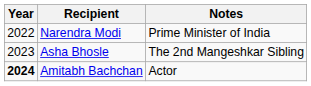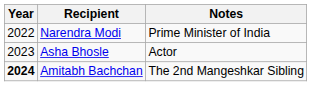(226, 52) The 2nd Mangeshkar Sibling -> (163, 52) Actor
(163, 71) Actor -> (226, 71) The 2nd Mangeshkar Sibling
